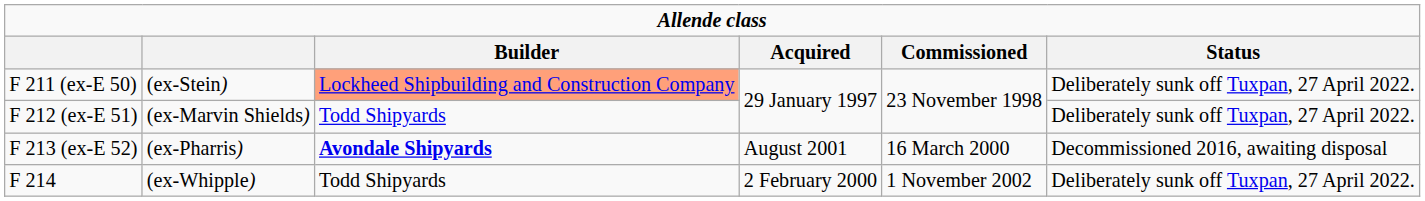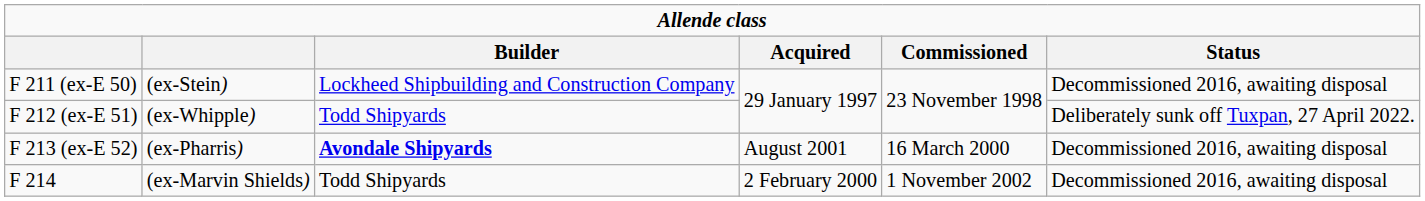(527, 84) lightsalmon background -> (527, 84) no background
(1233, 84) Deliberately sunk off Tuxpan, 27 April 2022. -> (1219, 84) Decommissioned 2016, awaiting disposal
(228, 116) (ex-Marvin Shields) -> (201, 116) (ex-Whipple)
(201, 180) (ex-Whipple) -> (228, 180) (ex-Marvin Shields)
(1233, 180) Deliberately sunk off Tuxpan, 27 April 2022. -> (1219, 180) Decommissioned 2016, awaiting disposal
